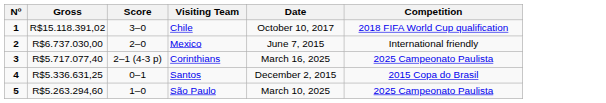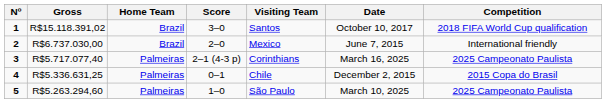+ column: (147, 12)
(181, 28) Chile -> (265, 28) Santos
(186, 75) Santos -> (260, 75) Chile
